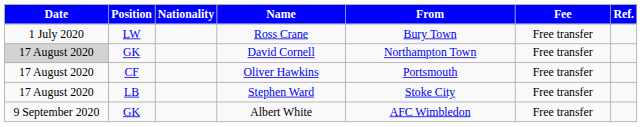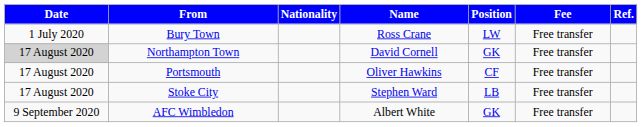columns swapped: (132, 14) <-> (430, 14)
